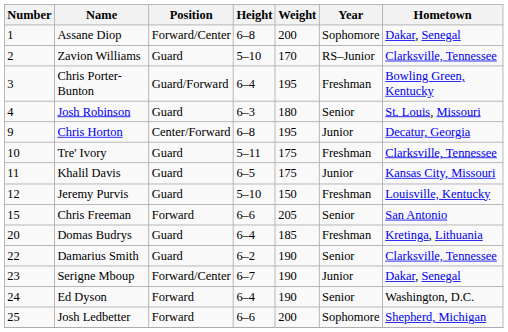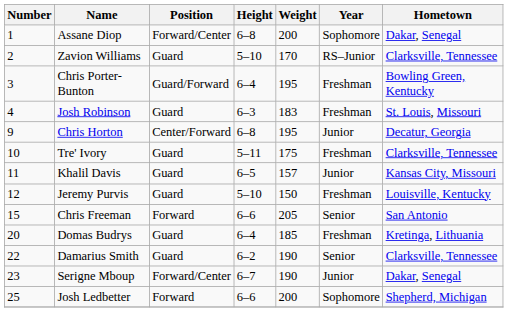(287, 111) 180 -> (288, 111) 183
(338, 111) Senior -> (347, 111) Freshman
(287, 173) 175 -> (288, 173) 157
- row: (82, 296)
